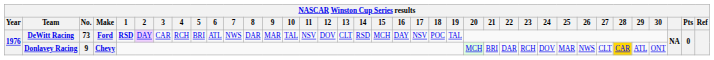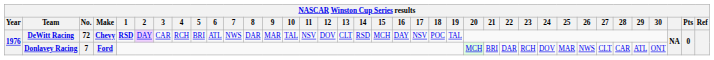(86, 36) 73 -> (86, 36) 72
(105, 36) Ford -> (105, 36) Chevy
(86, 48) 9 -> (86, 48) 7
(105, 48) Chevy -> (105, 48) Ford
(623, 48) gold background -> (623, 48) no background
